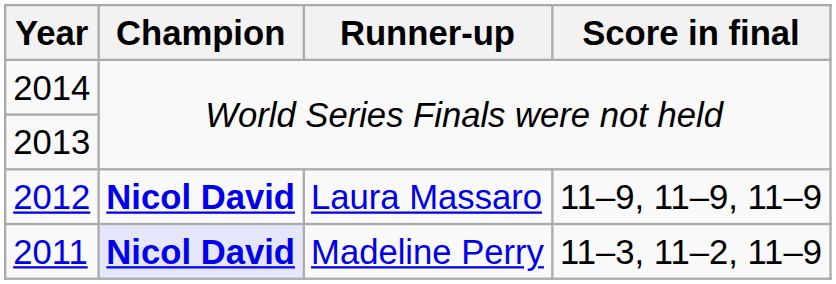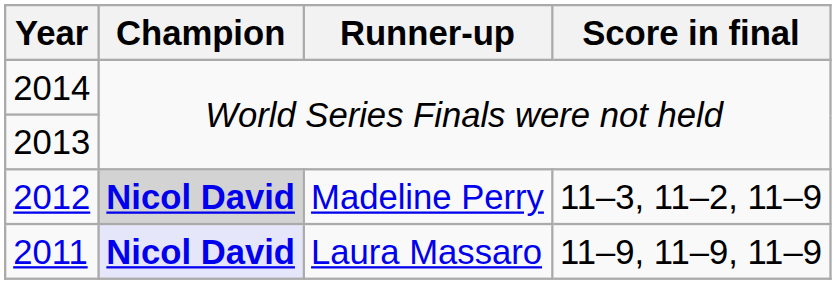(201, 197) no background -> (201, 197) lightgrey background
(427, 197) Laura Massaro -> (427, 197) Madeline Perry
(691, 197) 11–9, 11–9, 11–9 -> (691, 197) 11–3, 11–2, 11–9
(427, 252) Madeline Perry -> (427, 252) Laura Massaro
(691, 252) 11–3, 11–2, 11–9 -> (691, 252) 11–9, 11–9, 11–9
